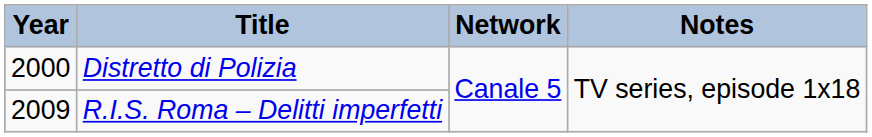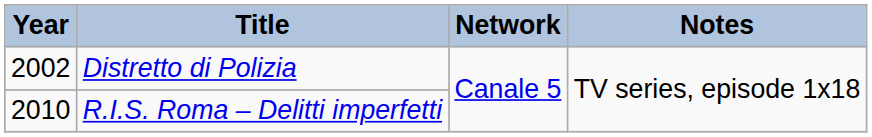(41, 68) 2000 -> (41, 68) 2002
(41, 110) 2009 -> (41, 110) 2010
